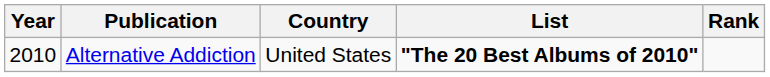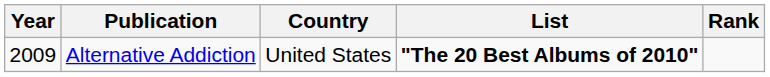(33, 54) 2010 -> (33, 54) 2009
